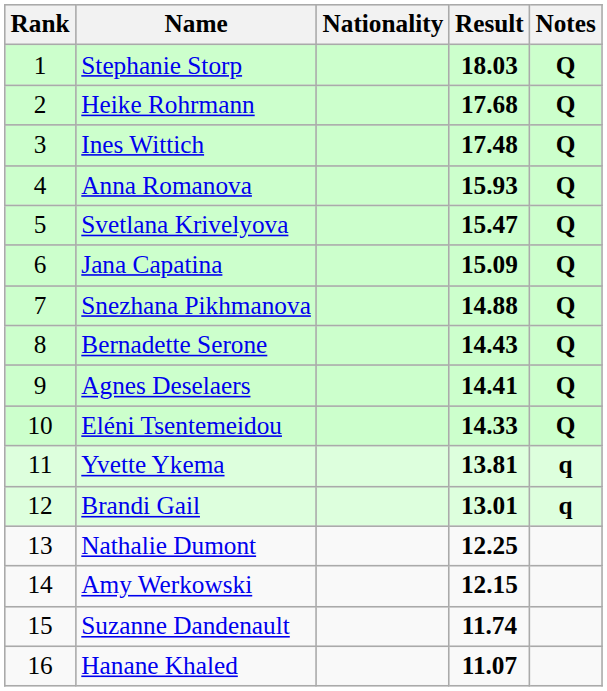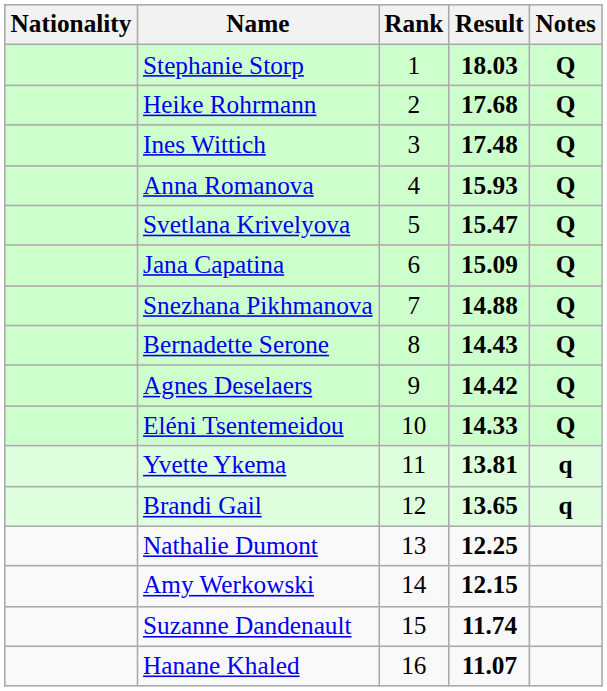columns swapped: (40, 24) <-> (383, 24)
(489, 385) 14.41 -> (489, 385) 14.42
(489, 505) 13.01 -> (489, 505) 13.65
